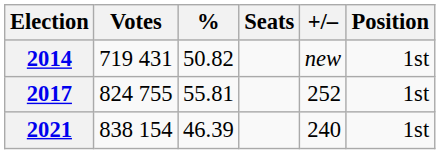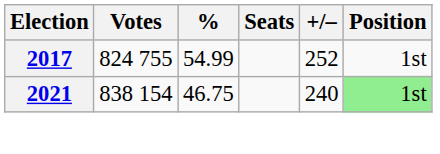- row: (49, 58)
(208, 93) 55.81 -> (208, 58) 54.99
(208, 129) 46.39 -> (208, 93) 46.75
(416, 129) no background -> (413, 93) lightgreen background
